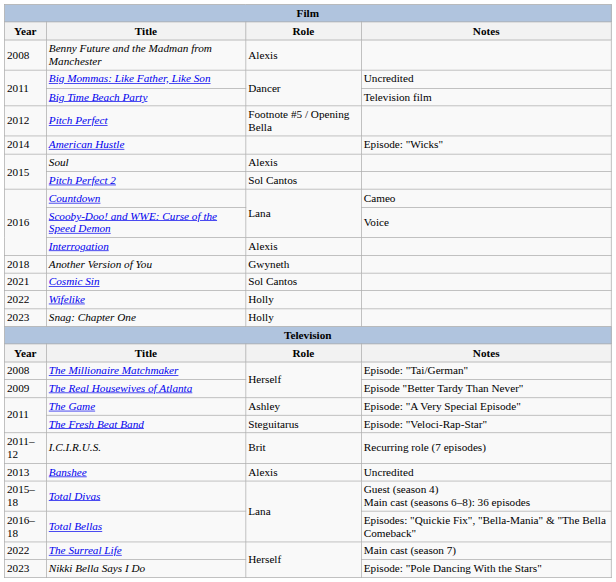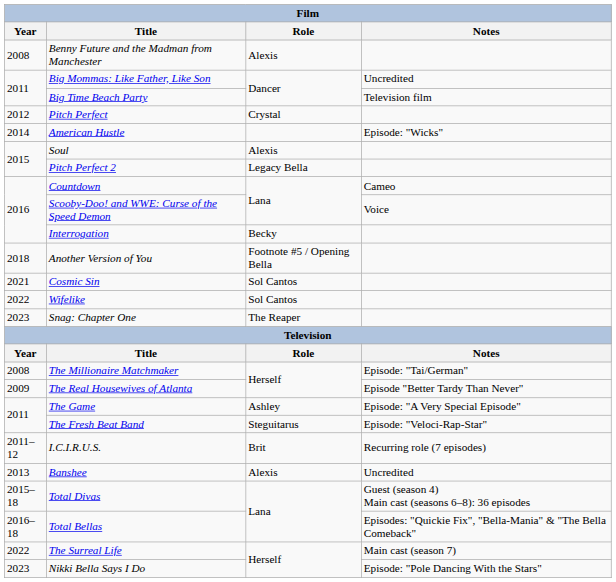(299, 121) Footnote #5 / Opening Bella -> (264, 114) Crystal
(273, 180) Sol Cantos -> (278, 168) Legacy Bella
(263, 246) Alexis -> (263, 233) Becky
(269, 264) Gwyneth -> (299, 258) Footnote #5 / Opening Bella
(261, 299) Holly -> (273, 299) Sol Cantos
(261, 317) Holly -> (274, 317) The Reaper
